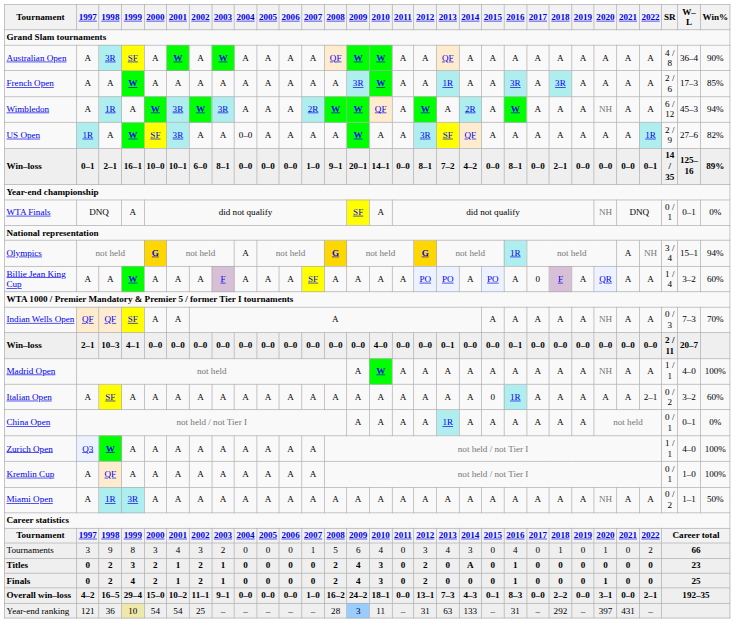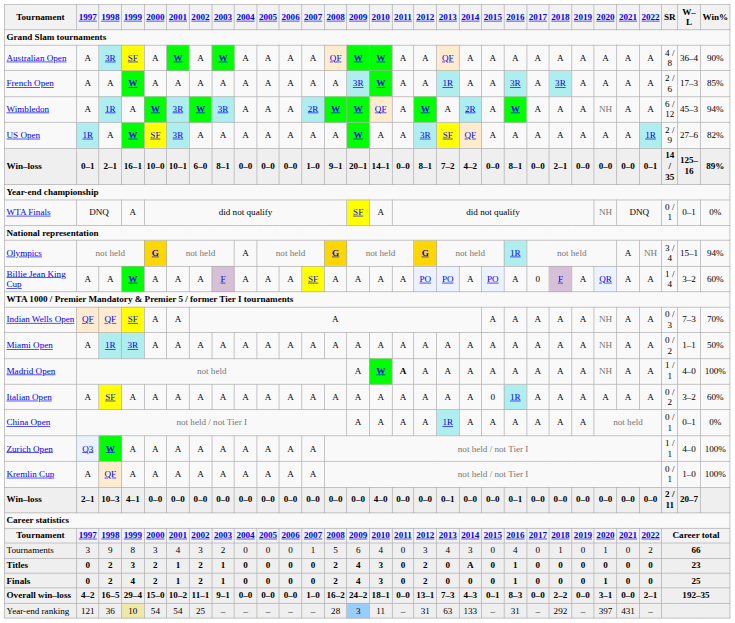(246, 135) 0–0 -> (246, 135) A
rows swapped: (30, 499) <-> (24, 345)
(403, 371) normal -> (403, 371) bold
(651, 396) 2–1 -> (651, 396) A
